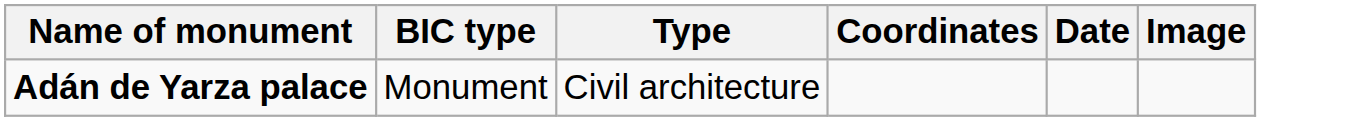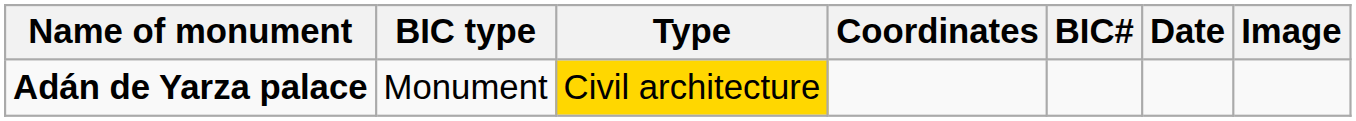+ column: (1094, 32)
(692, 87) no background -> (692, 87) gold background
